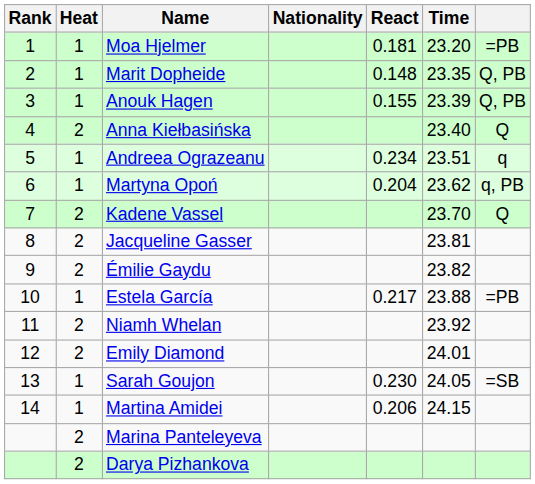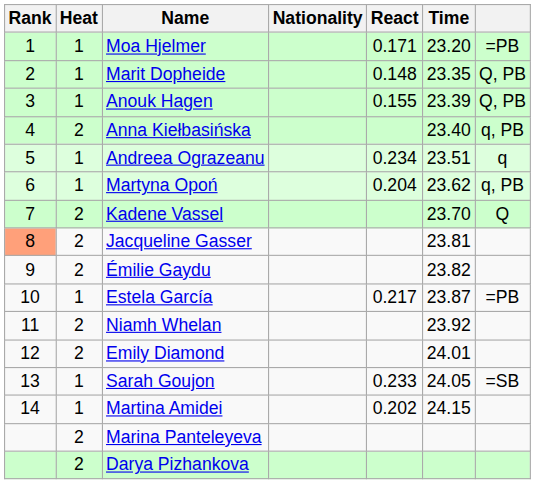(395, 46) 0.181 -> (395, 46) 0.171
(502, 130) Q -> (502, 130) q, PB
(30, 241) no background -> (30, 241) lightsalmon background
(449, 297) 23.88 -> (449, 297) 23.87
(395, 381) 0.230 -> (395, 381) 0.233
(395, 409) 0.206 -> (395, 409) 0.202
